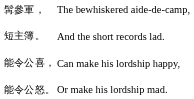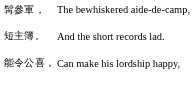- row: (30, 89)
